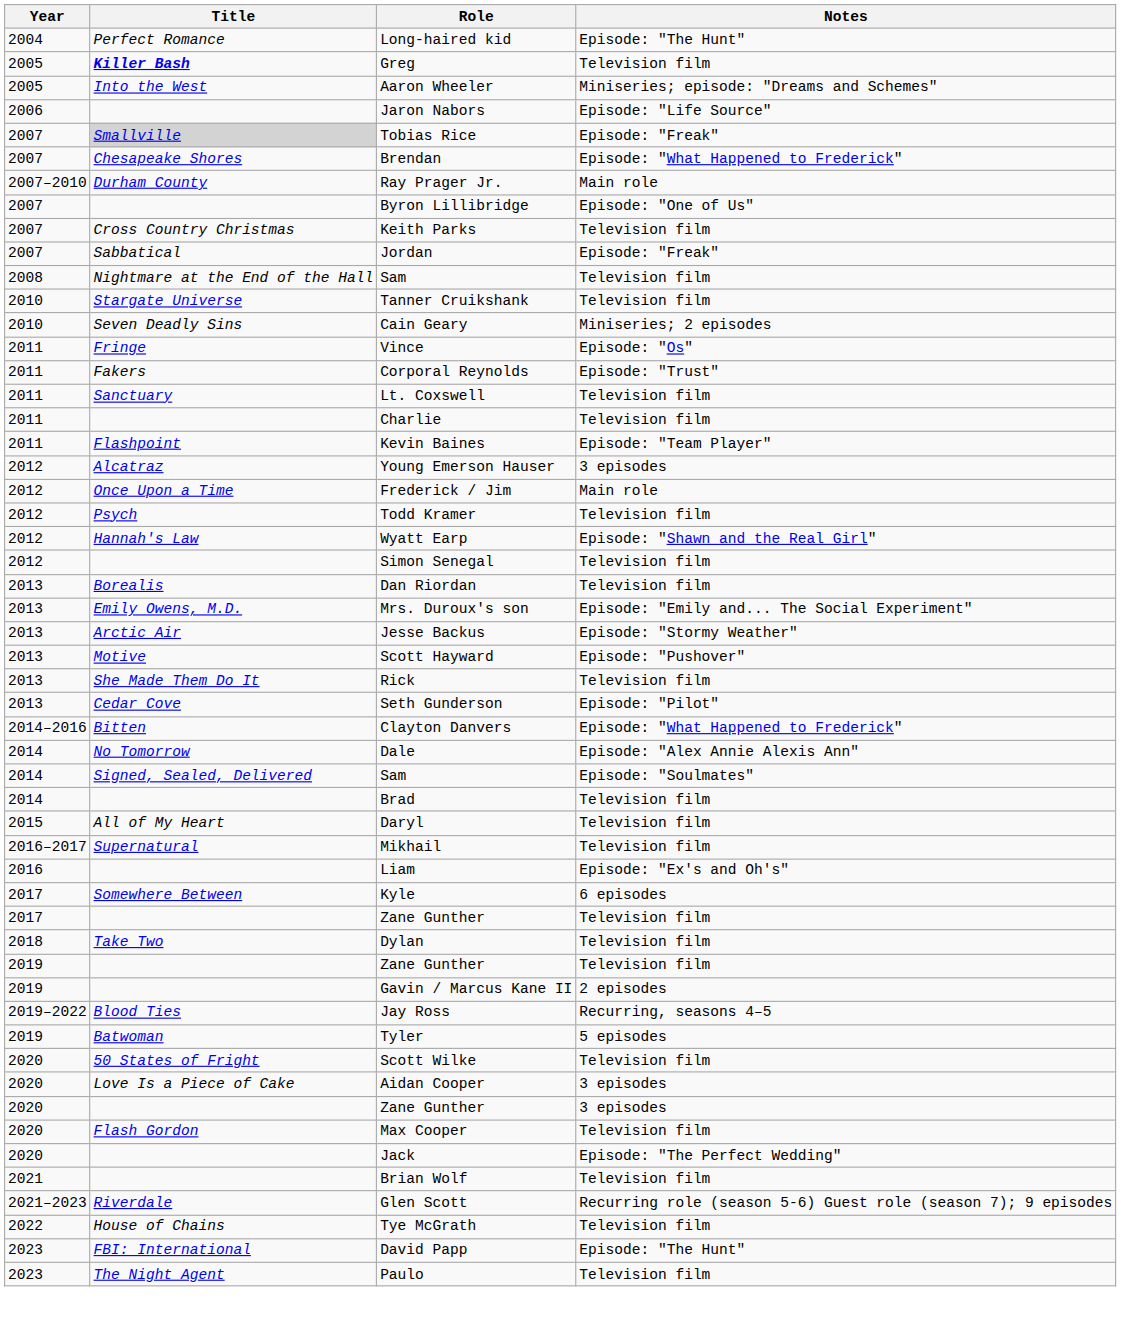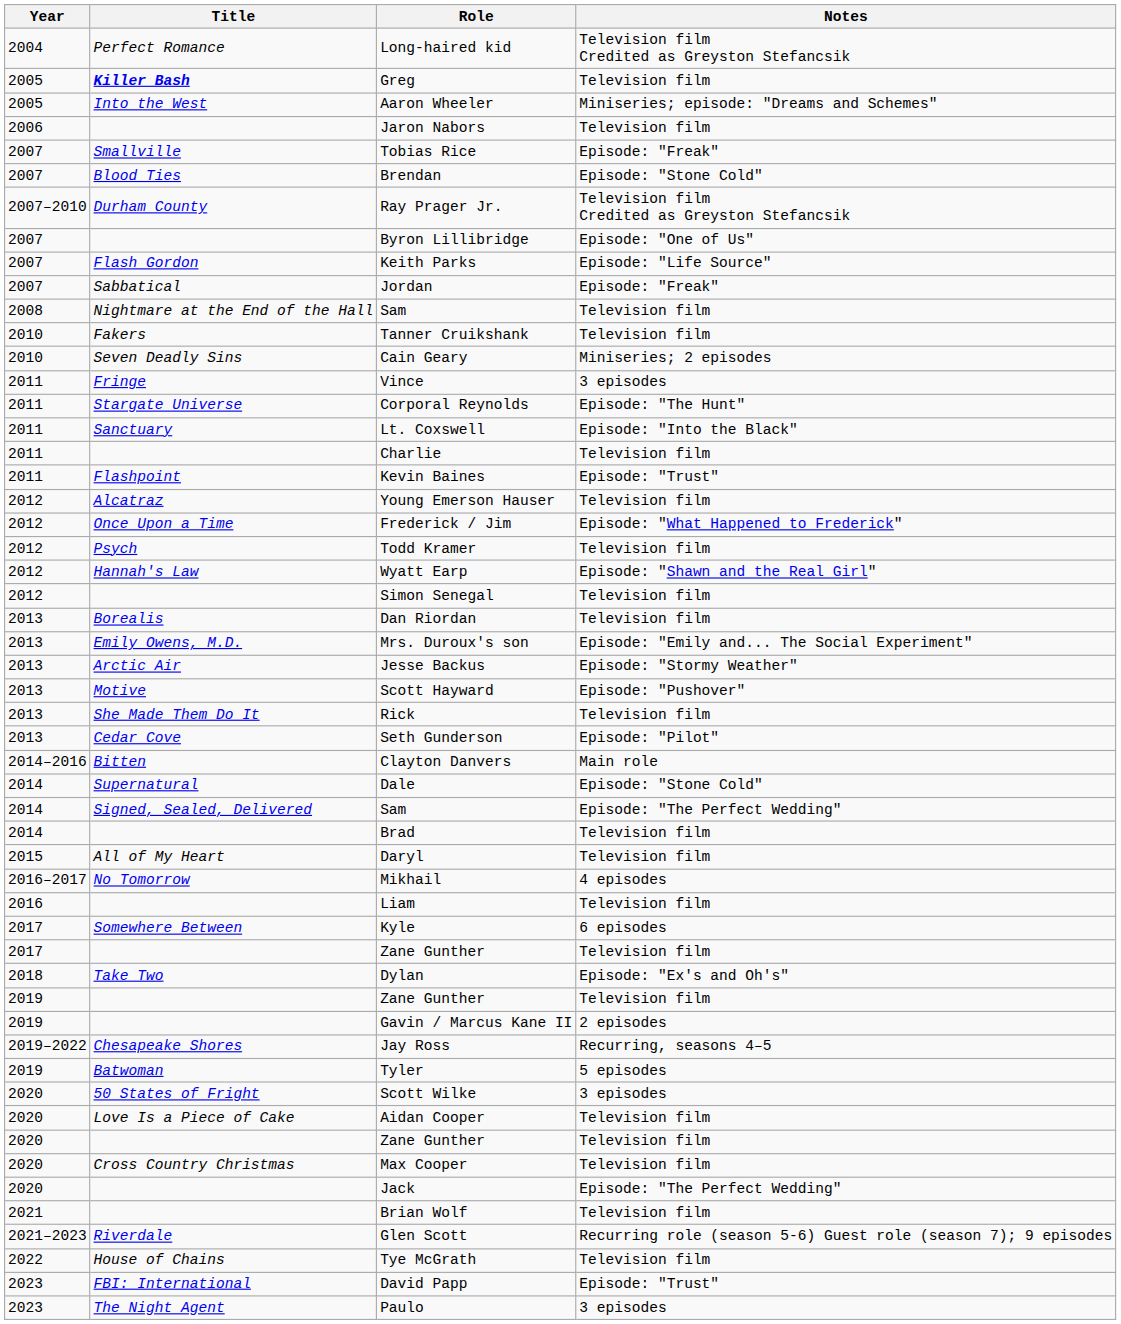(662, 40) Episode: "The Hunt" -> (715, 49) Television film Credited as Greyston Stefancsik
(675, 111) Episode: "Life Source" -> (645, 128) Television film
(137, 135) lightgrey background -> (137, 152) no background
(168, 159) Chesapeake Shores -> (137, 176) Blood Ties
(741, 159) Episode: "What Happened to Frederick" -> (671, 176) Episode: "Stone Cold"
(619, 183) Main role -> (715, 208) Television film Credited as Greyston Stefancsik
(194, 230) Cross Country Christmas -> (146, 264) Flash Gordon
(645, 230) Television film -> (675, 264) Episode: "Life Source"
(168, 301) Stargate Universe -> (120, 335) Fakers
(636, 349) Episode: "Os" -> (623, 382) 3 episodes
(120, 372) Fakers -> (168, 406) Stargate Universe
(649, 372) Episode: "Trust" -> (662, 406) Episode: "The Hunt"
(645, 396) Television film -> (689, 430) Episode: "Into the Black"
(675, 444) Episode: "Team Player" -> (649, 477) Episode: "Trust"
(623, 467) 3 episodes -> (645, 501) Television film
(619, 491) Main role -> (741, 525) Episode: "What Happened to Frederick"
(741, 728) Episode: "What Happened to Frederick" -> (619, 762) Main role
(142, 752) No Tomorrow -> (146, 786) Supernatural
(719, 752) Episode: "Alex Annie Alexis Ann" -> (671, 786) Episode: "Stone Cold"
(667, 776) Episode: "Soulmates" -> (710, 809) Episode: "The Perfect Wedding"
(146, 847) Supernatural -> (142, 881) No Tomorrow
(645, 847) Television film -> (623, 881) 4 episodes
(684, 871) Episode: "Ex's and Oh's" -> (645, 904) Television film
(645, 942) Television film -> (684, 975) Episode: "Ex's and Oh's"
(137, 1013) Blood Ties -> (168, 1047) Chesapeake Shores
(645, 1061) Television film -> (623, 1094) 3 episodes
(623, 1084) 3 episodes -> (645, 1118) Television film
(623, 1108) 3 episodes -> (645, 1142) Television film
(146, 1132) Flash Gordon -> (194, 1165) Cross Country Christmas
(662, 1250) Episode: "The Hunt" -> (649, 1284) Episode: "Trust"
(645, 1274) Television film -> (623, 1308) 3 episodes
